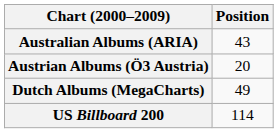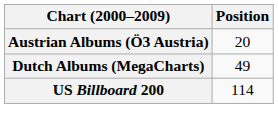- row: (108, 41)
